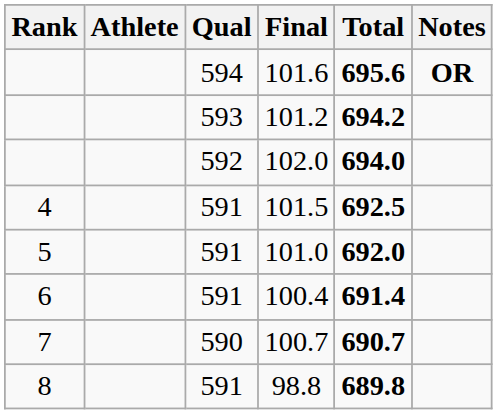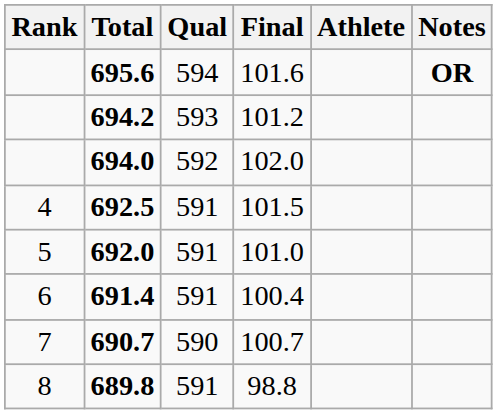columns swapped: (135, 26) <-> (373, 26)
